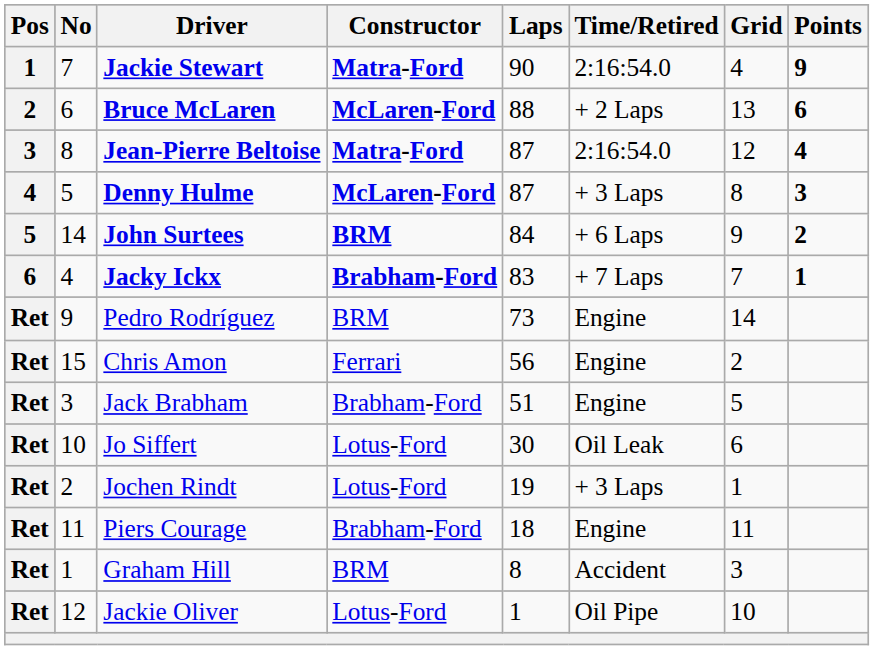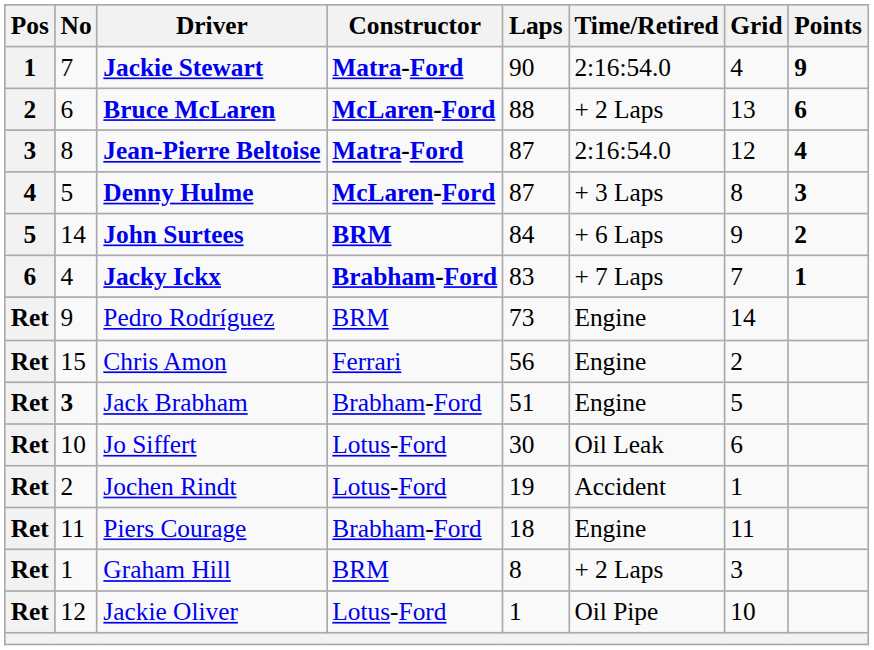(67, 402) normal -> (67, 402) bold
(619, 486) + 3 Laps -> (620, 486) Accident
(620, 569) Accident -> (619, 569) + 2 Laps
